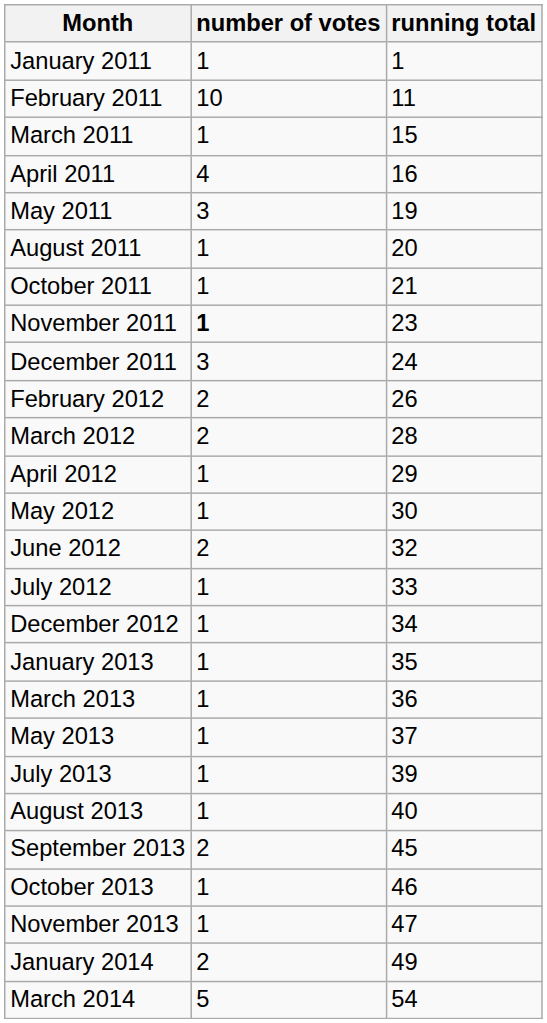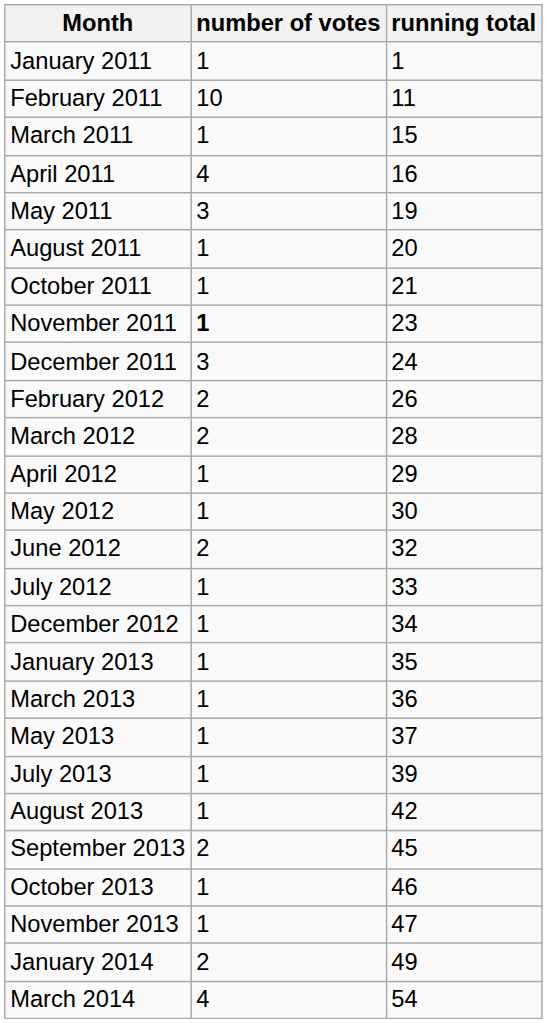(405, 811) 40 -> (405, 811) 42
(203, 999) 5 -> (203, 999) 4
